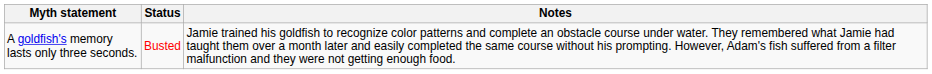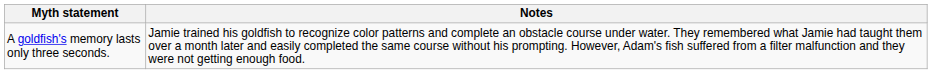- column: (163, 13)
